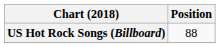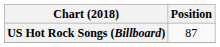(191, 33) 88 -> (191, 33) 87
